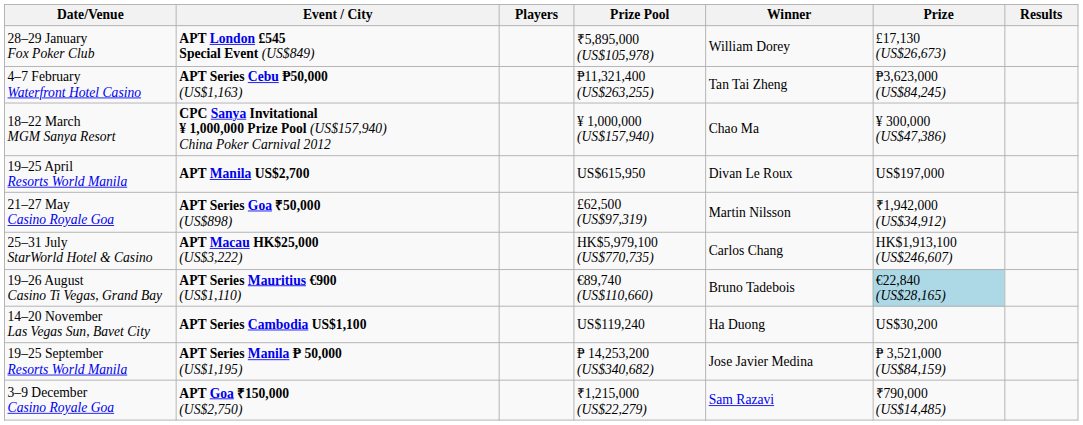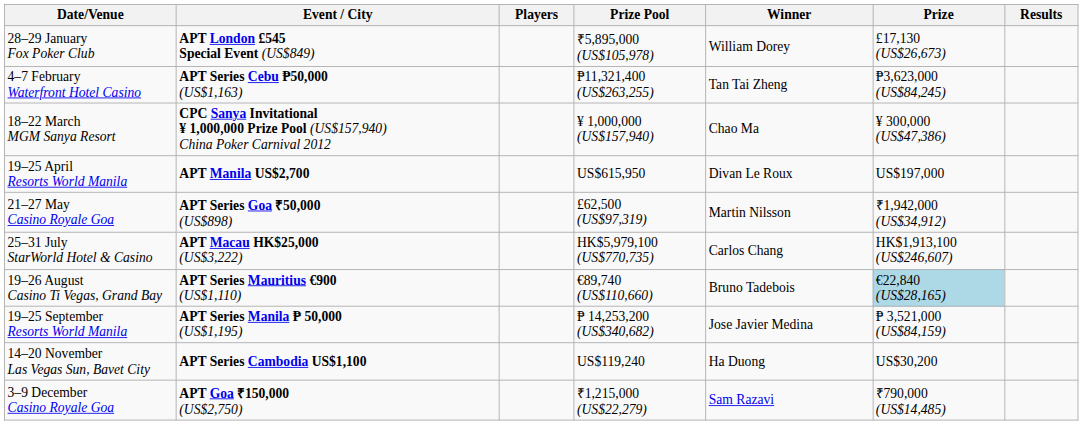rows swapped: (67, 361) <-> (79, 324)
